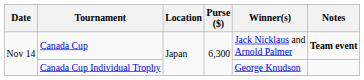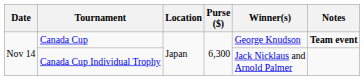(270, 46) Jack Nicklaus and Arnold Palmer -> (268, 40) George Knudson
(268, 67) George Knudson -> (270, 62) Jack Nicklaus and Arnold Palmer
